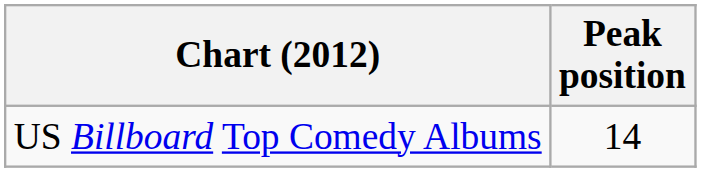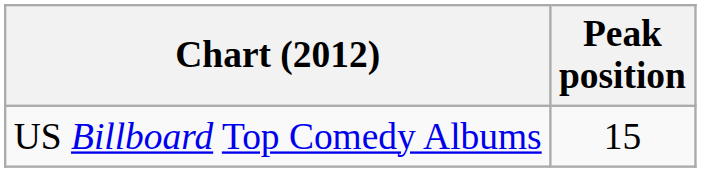(622, 135) 14 -> (622, 135) 15
